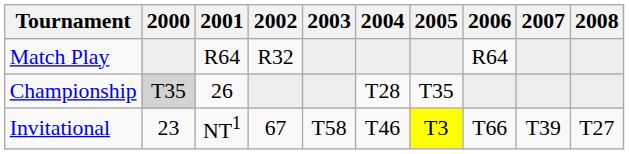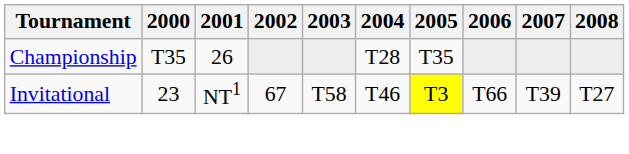- row: (60, 56)
(168, 90) lightgrey background -> (168, 56) no background
